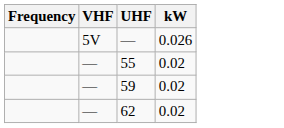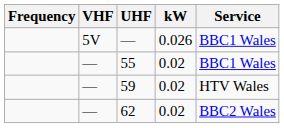+ column: (237, 16)
